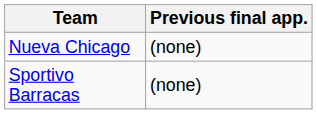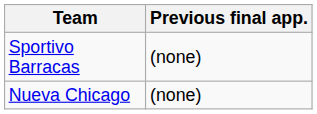rows swapped: (44, 84) <-> (69, 46)
